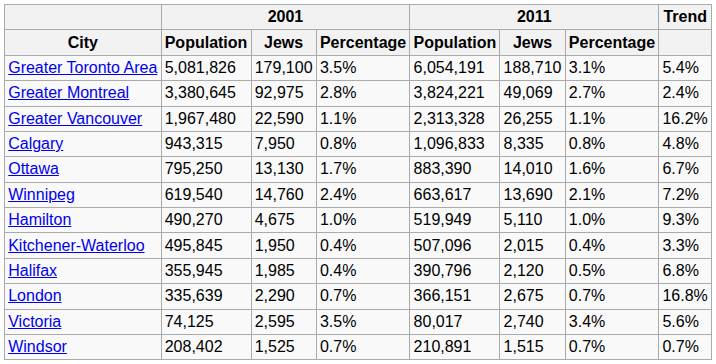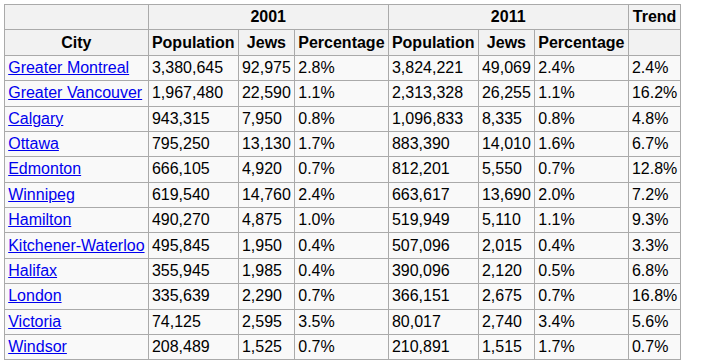- row: (83, 67)
(587, 93) 2.7% -> (556, 67) 2.4%
+ row: (45, 169)
(587, 194) 2.1% -> (556, 194) 2.0%
(275, 220) 4,675 -> (262, 220) 4,875
(587, 220) 1.0% -> (556, 220) 1.1%
(442, 270) 390,796 -> (421, 270) 390,096
(194, 347) 208,402 -> (181, 347) 208,489
(587, 347) 0.7% -> (556, 347) 1.7%
